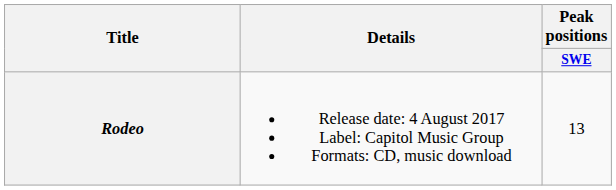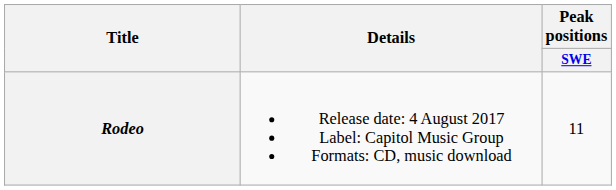(576, 128) 13 -> (576, 128) 11
